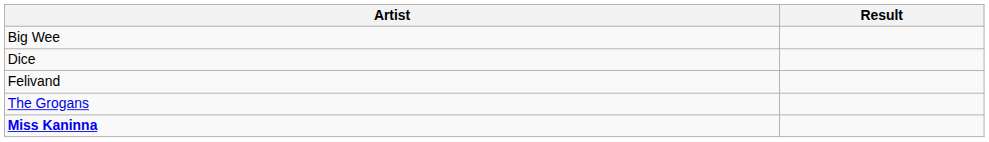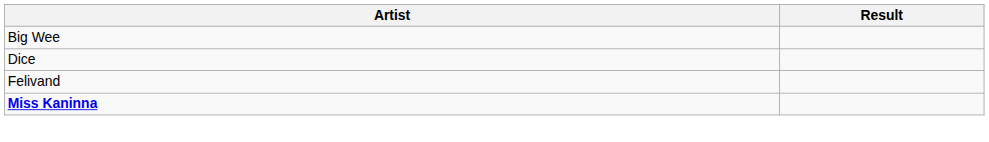- row: (48, 103)
